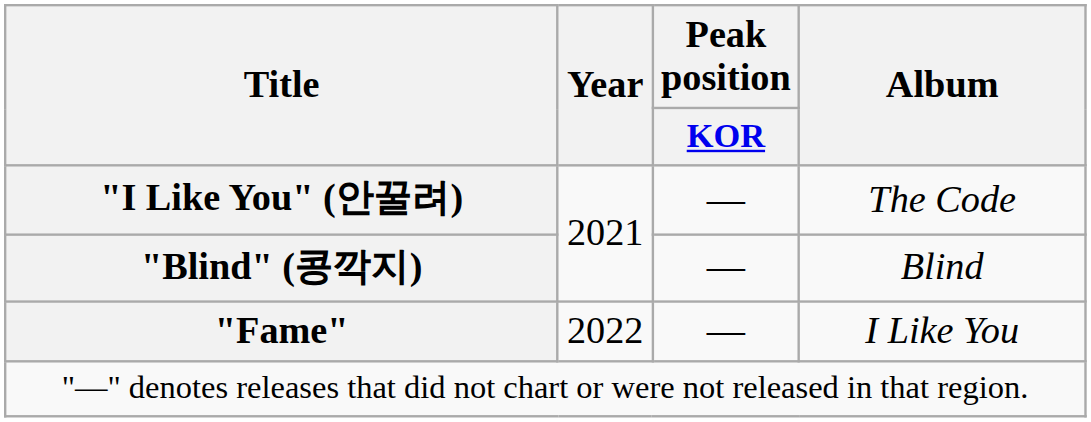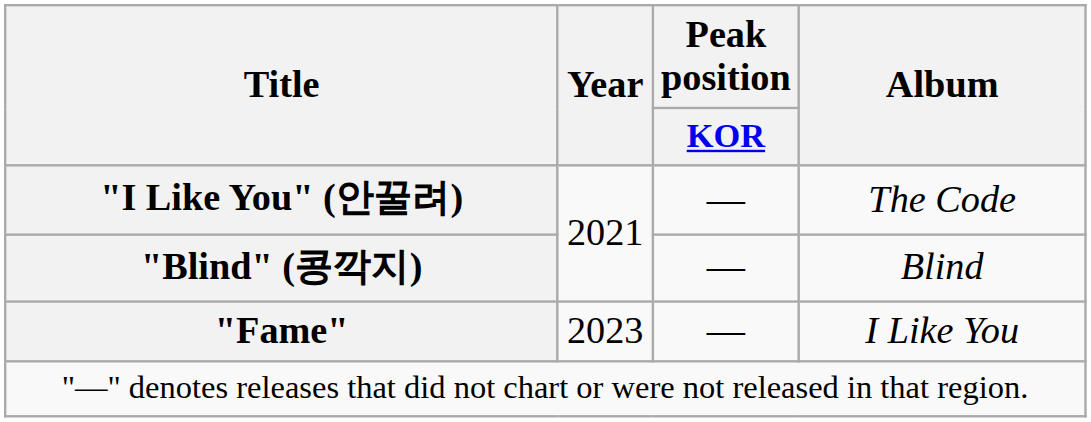(605, 330) 2022 -> (605, 330) 2023
